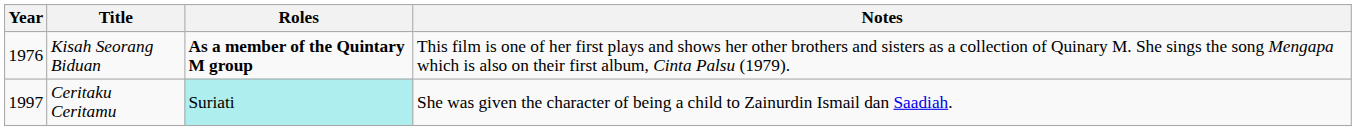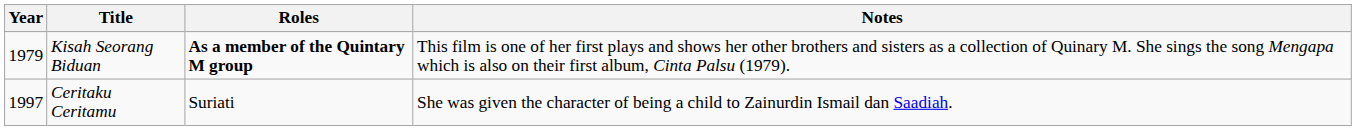(26, 55) 1976 -> (26, 55) 1979
(211, 102) paleturquoise background -> (211, 102) no background
